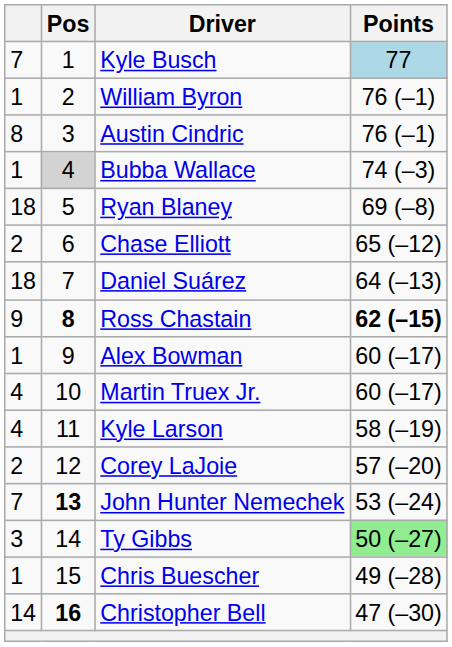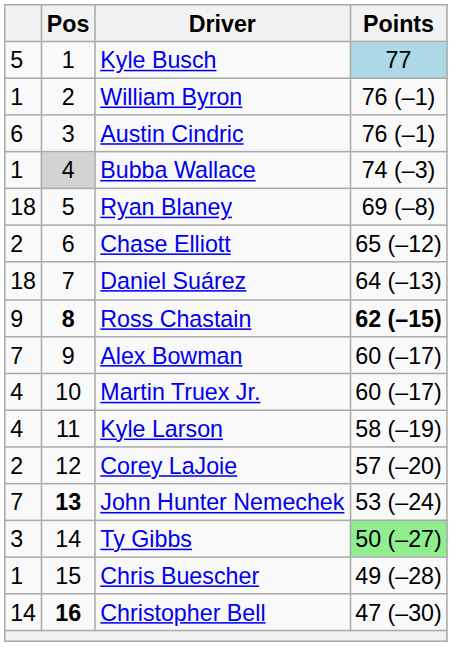(17, 60) 7 -> (17, 60) 5
(17, 134) 8 -> (17, 134) 6
(17, 355) 1 -> (17, 355) 7
